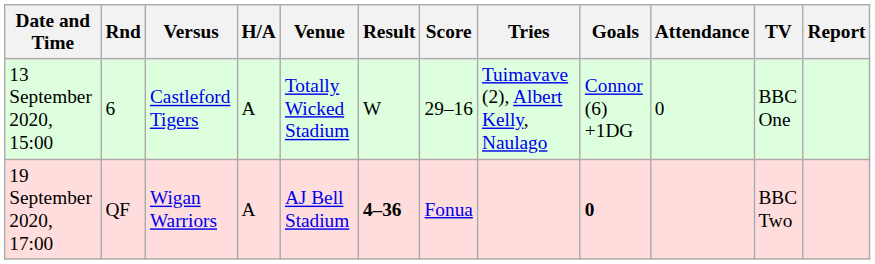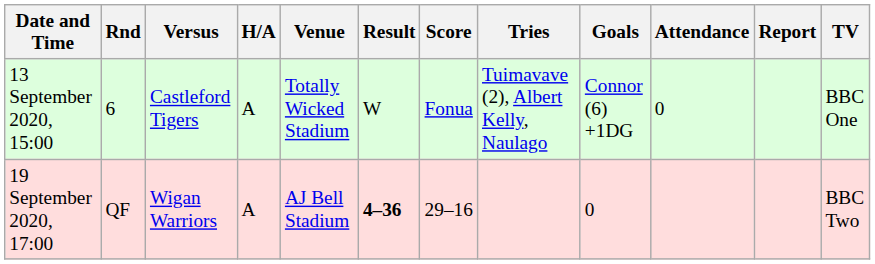columns swapped: (778, 31) <-> (837, 31)
(449, 108) 29–16 -> (449, 108) Fonua
(449, 208) Fonua -> (449, 208) 29–16
(590, 208) bold -> (590, 208) normal
